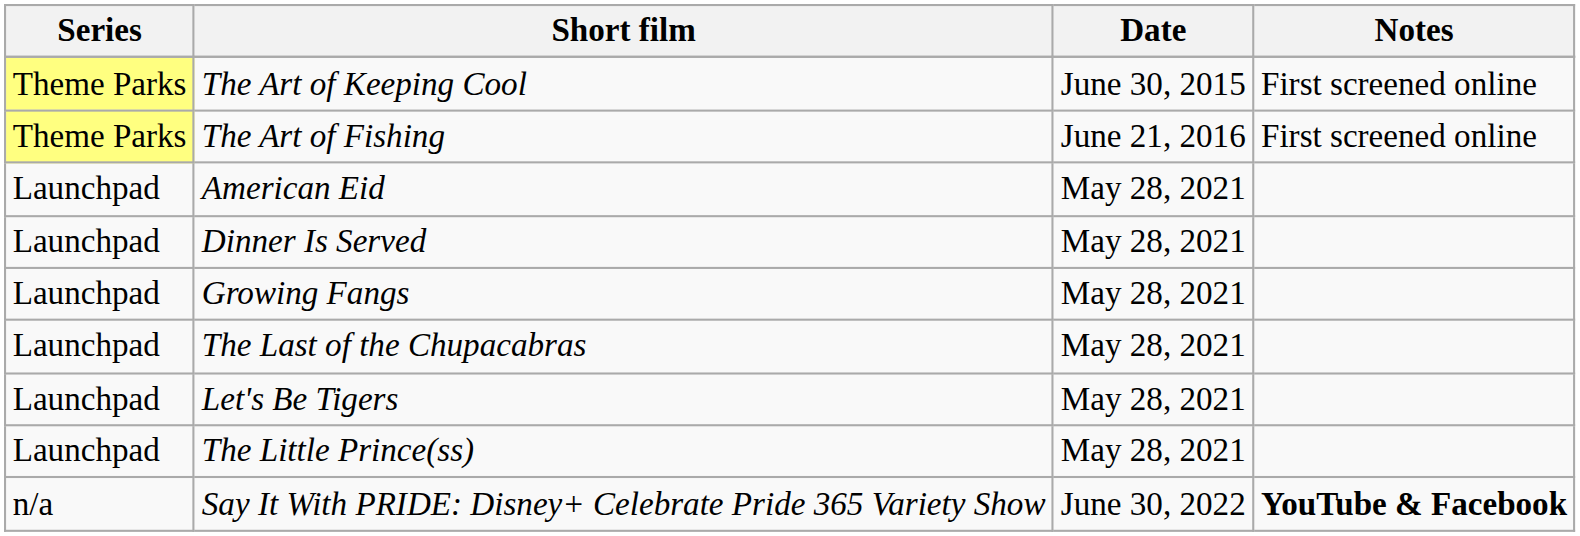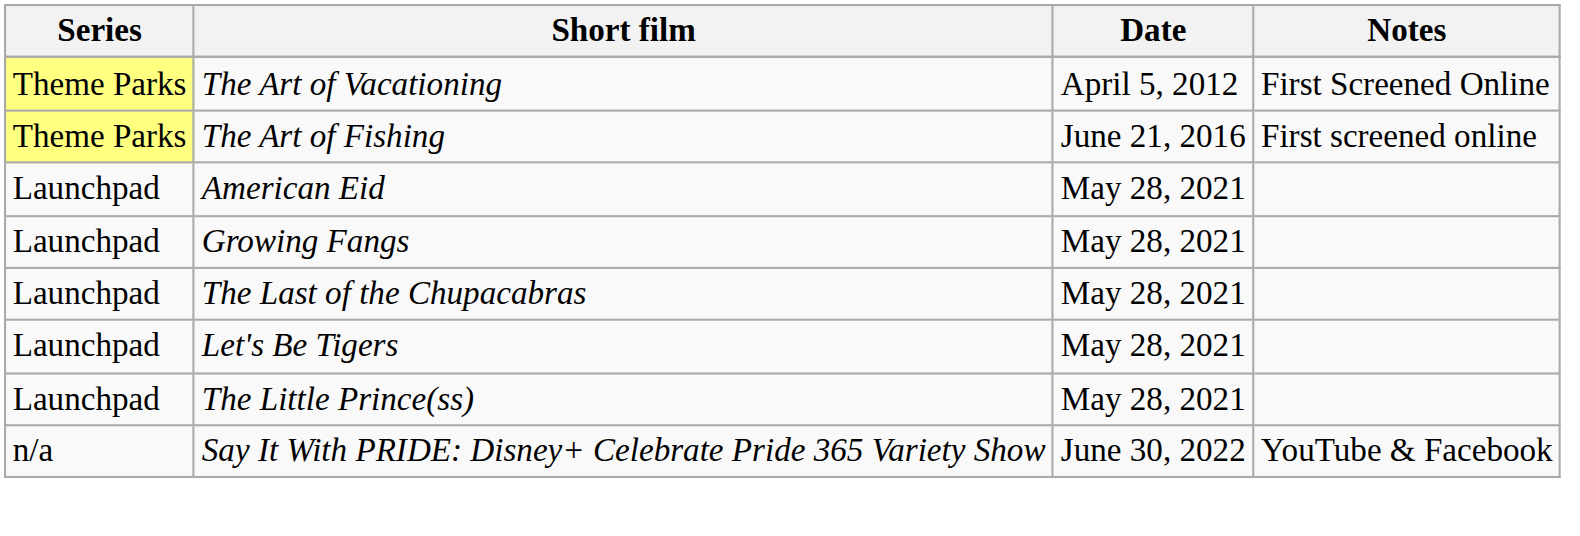+ row: (352, 83)
- row: (364, 83)
- row: (314, 240)
(1414, 503) bold -> (1407, 450) normal
